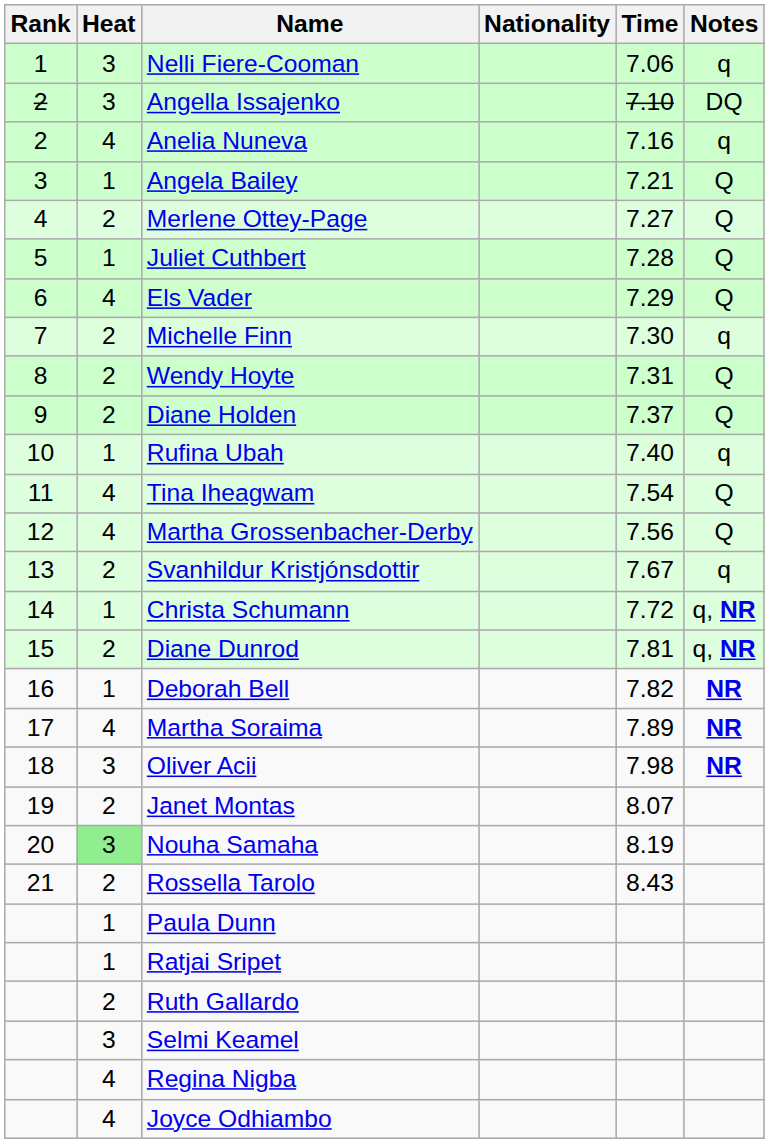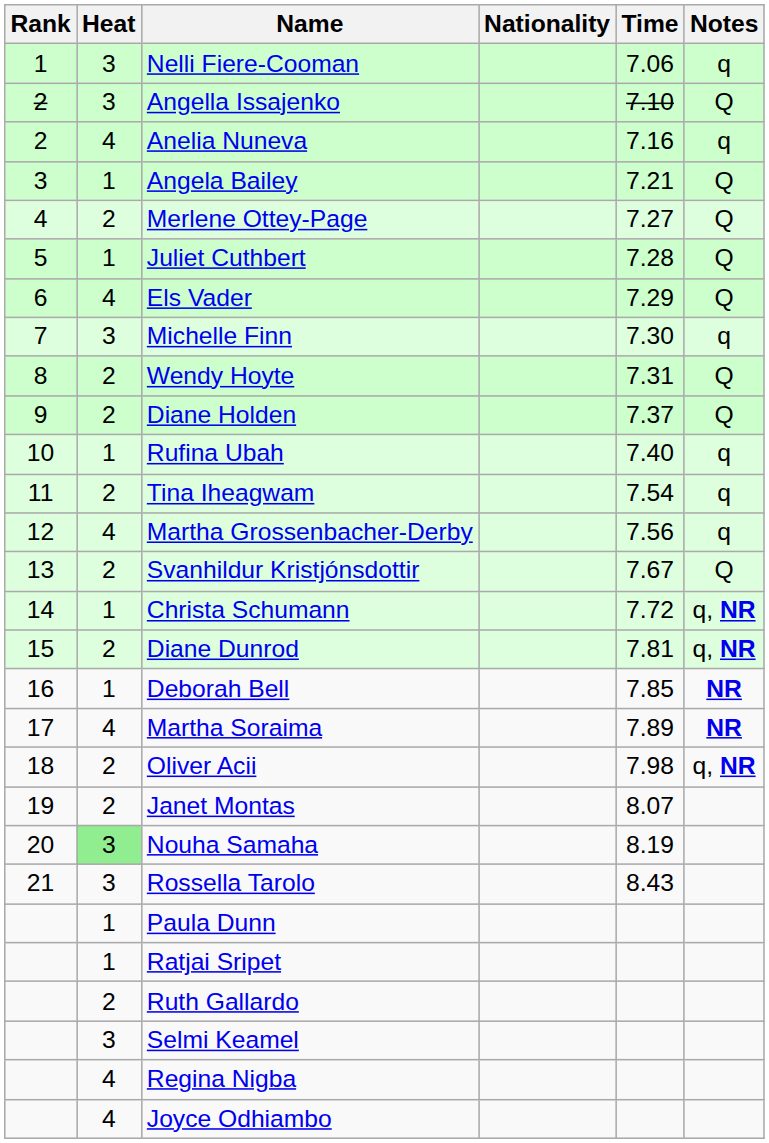(724, 102) DQ -> (724, 102) Q
(109, 336) 2 -> (109, 336) 3
(109, 492) 4 -> (109, 492) 2
(724, 492) Q -> (724, 492) q
(724, 532) Q -> (724, 532) q
(724, 571) q -> (724, 571) Q
(650, 688) 7.82 -> (650, 688) 7.85
(109, 766) 3 -> (109, 766) 2
(724, 766) NR -> (724, 766) q, NR
(109, 883) 2 -> (109, 883) 3
